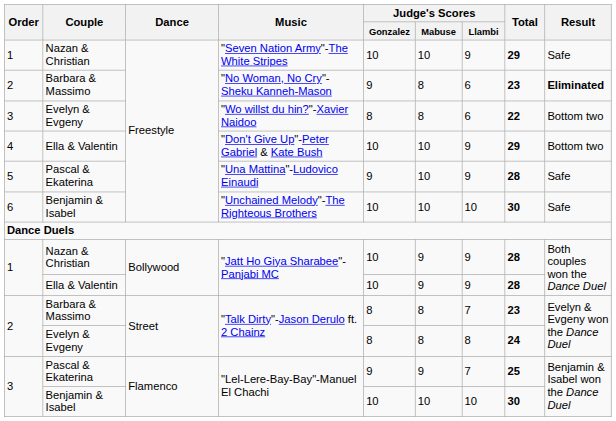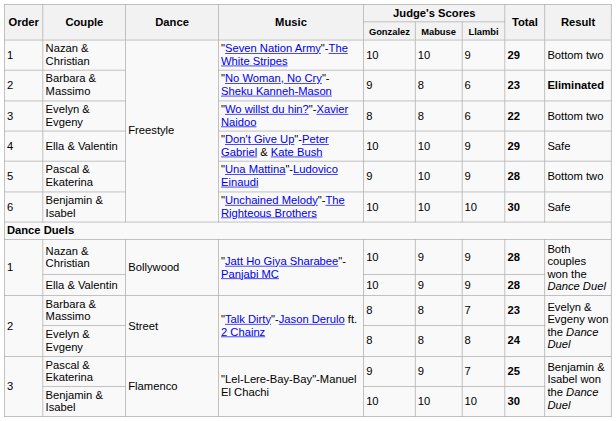(559, 55) Safe -> (575, 55) Bottom two
(575, 146) Bottom two -> (559, 146) Safe
(559, 176) Safe -> (575, 176) Bottom two
